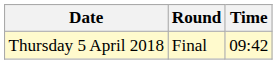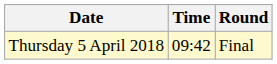columns swapped: (249, 18) <-> (197, 18)
